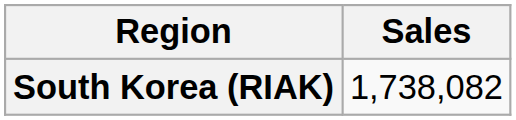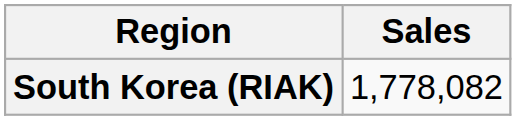(426, 86) 1,738,082 -> (426, 86) 1,778,082
